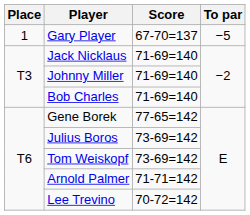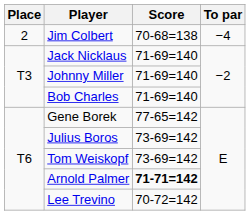- row: (81, 35)
+ row: (80, 35)
(166, 179) normal -> (166, 179) bold
